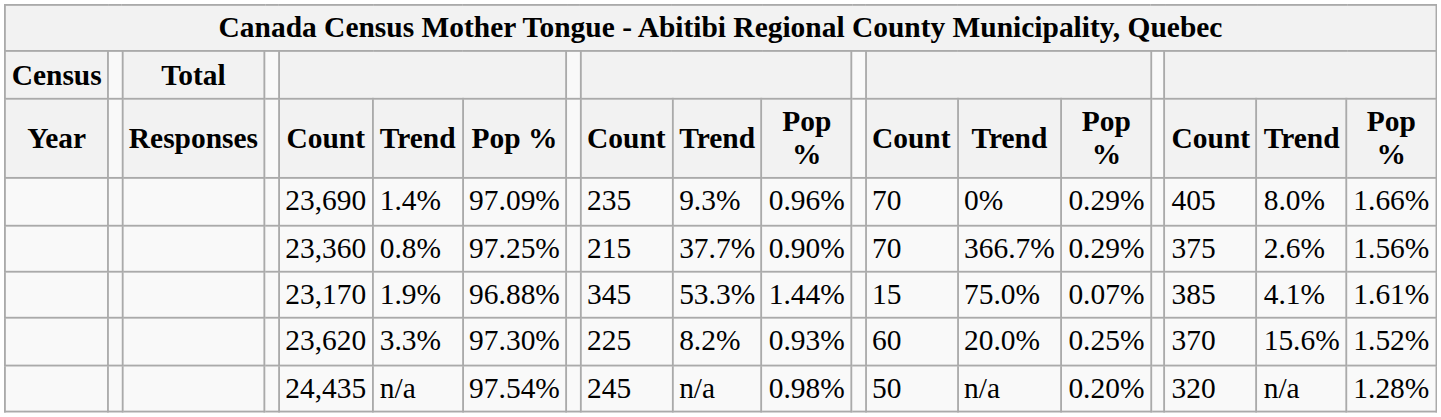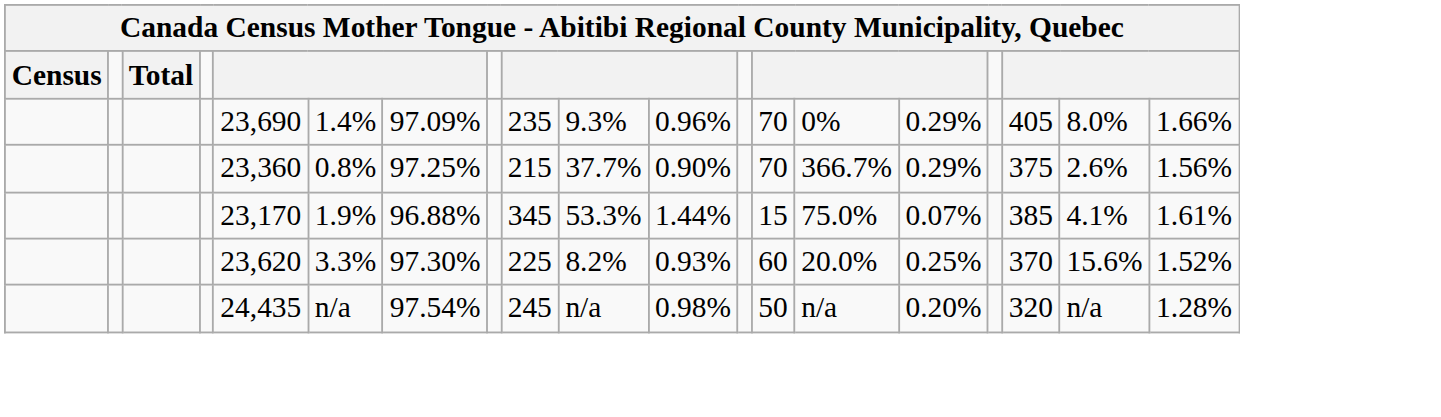- row: (57, 137)
